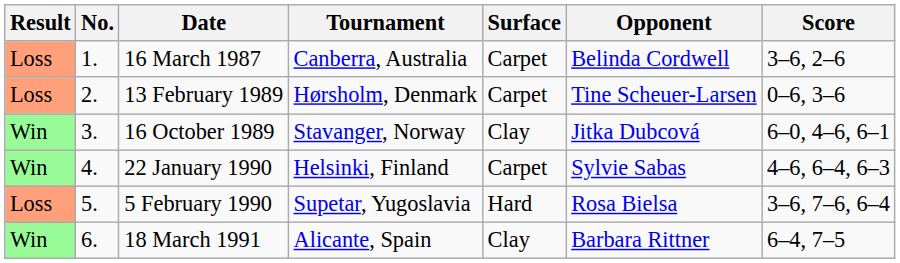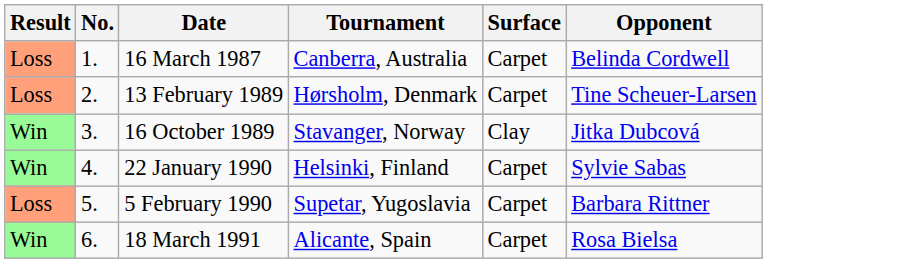- column: (828, 22)
(510, 203) Hard -> (517, 203) Carpet
(624, 203) Rosa Bielsa -> (640, 203) Barbara Rittner
(509, 239) Clay -> (517, 239) Carpet
(640, 239) Barbara Rittner -> (624, 239) Rosa Bielsa
